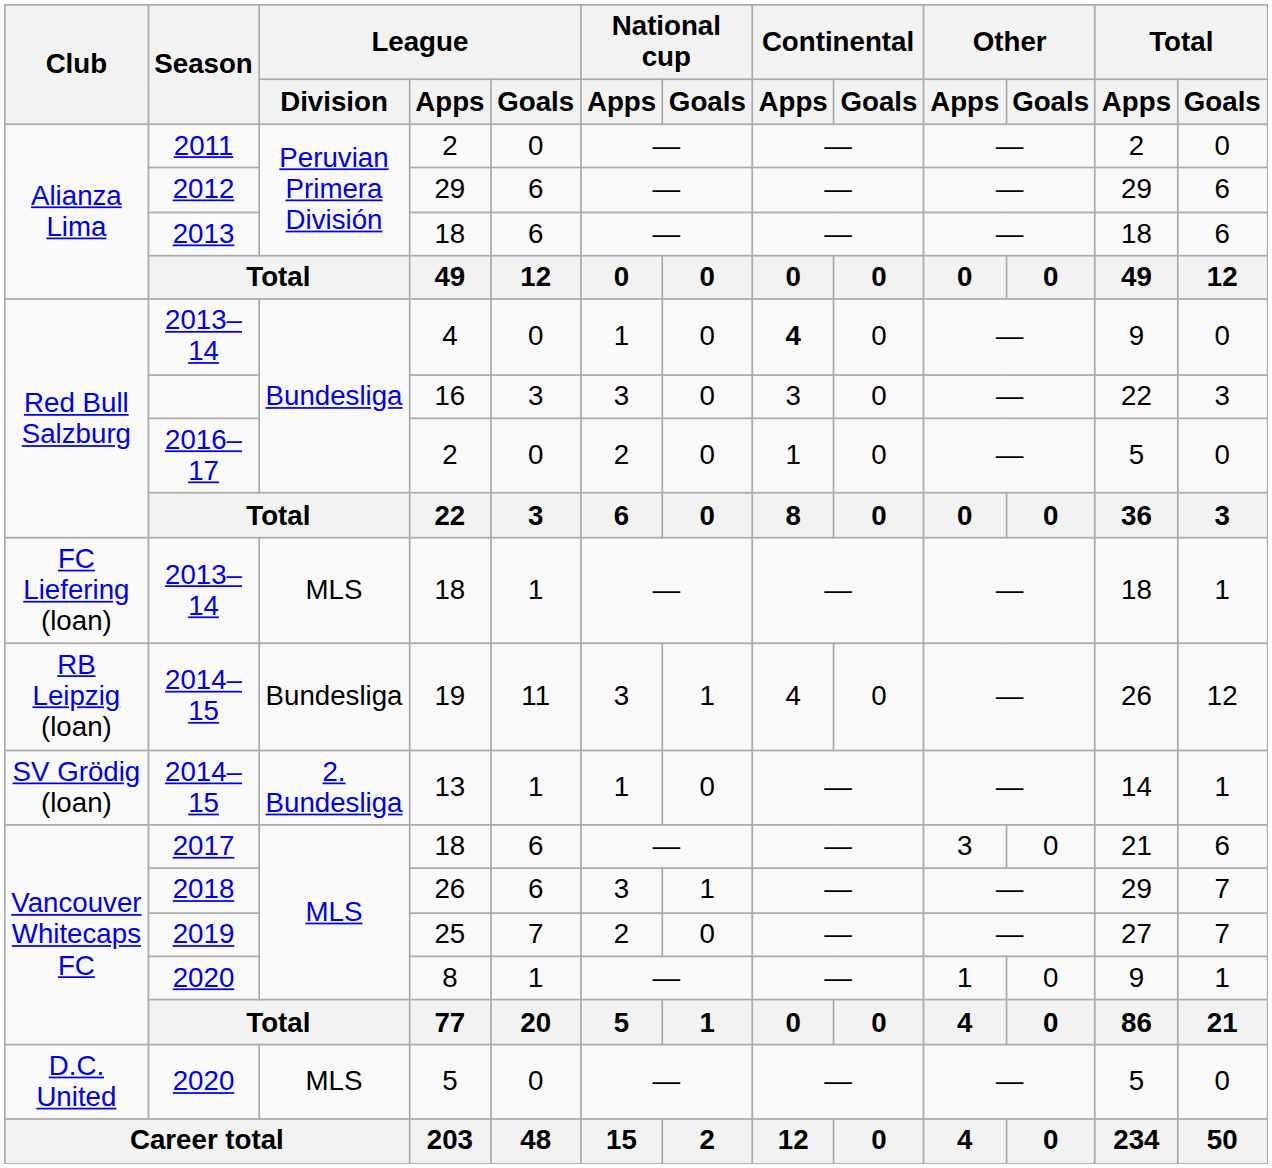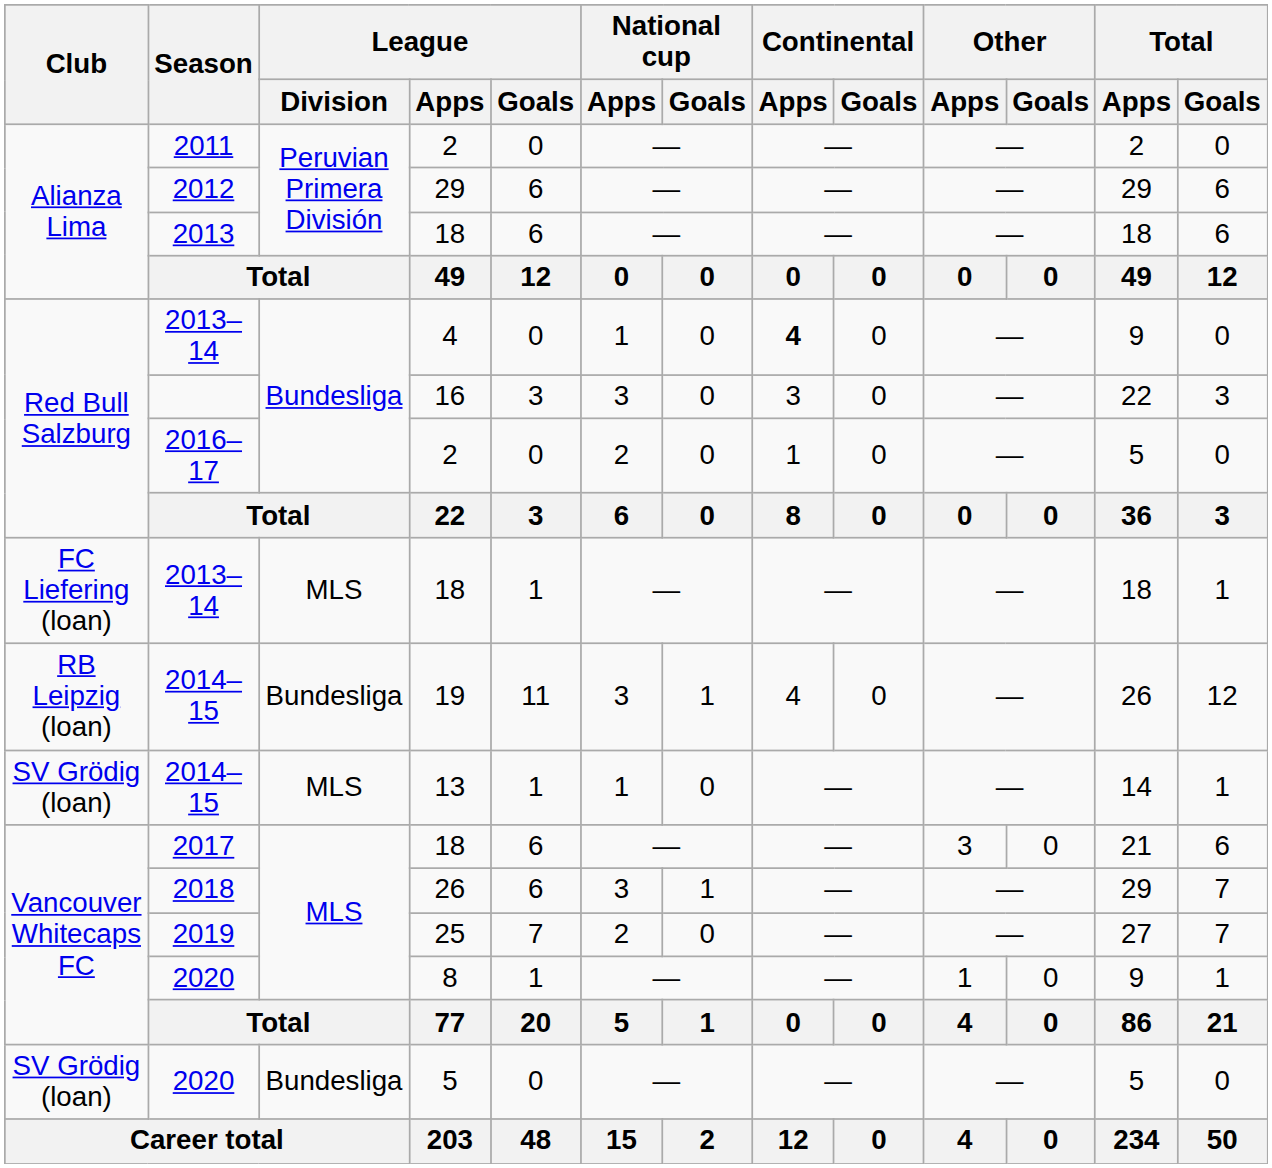(334, 786) 2. Bundesliga -> (334, 786) MLS
(76, 1081) D.C. United -> (76, 1081) SV Grödig (loan)
(334, 1081) MLS -> (334, 1081) Bundesliga
